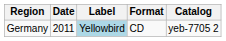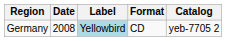(64, 28) 2011 -> (64, 28) 2008
